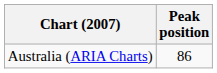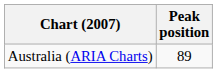(184, 56) 86 -> (184, 56) 89
